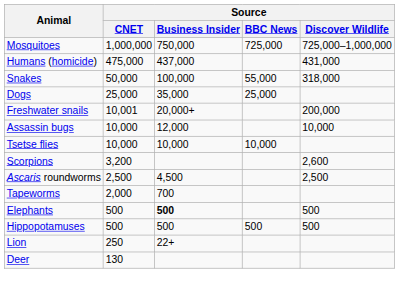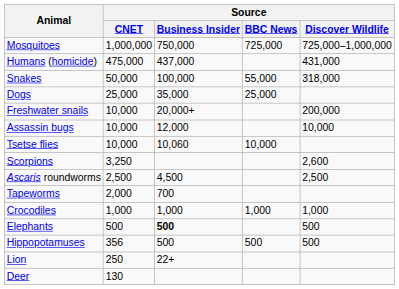(122, 111) 10,001 -> (122, 111) 10,000
(173, 144) 10,000 -> (173, 144) 10,060
(119, 161) 3,200 -> (119, 161) 3,250
+ row: (31, 210)
(114, 227) 500 -> (114, 243) 356
